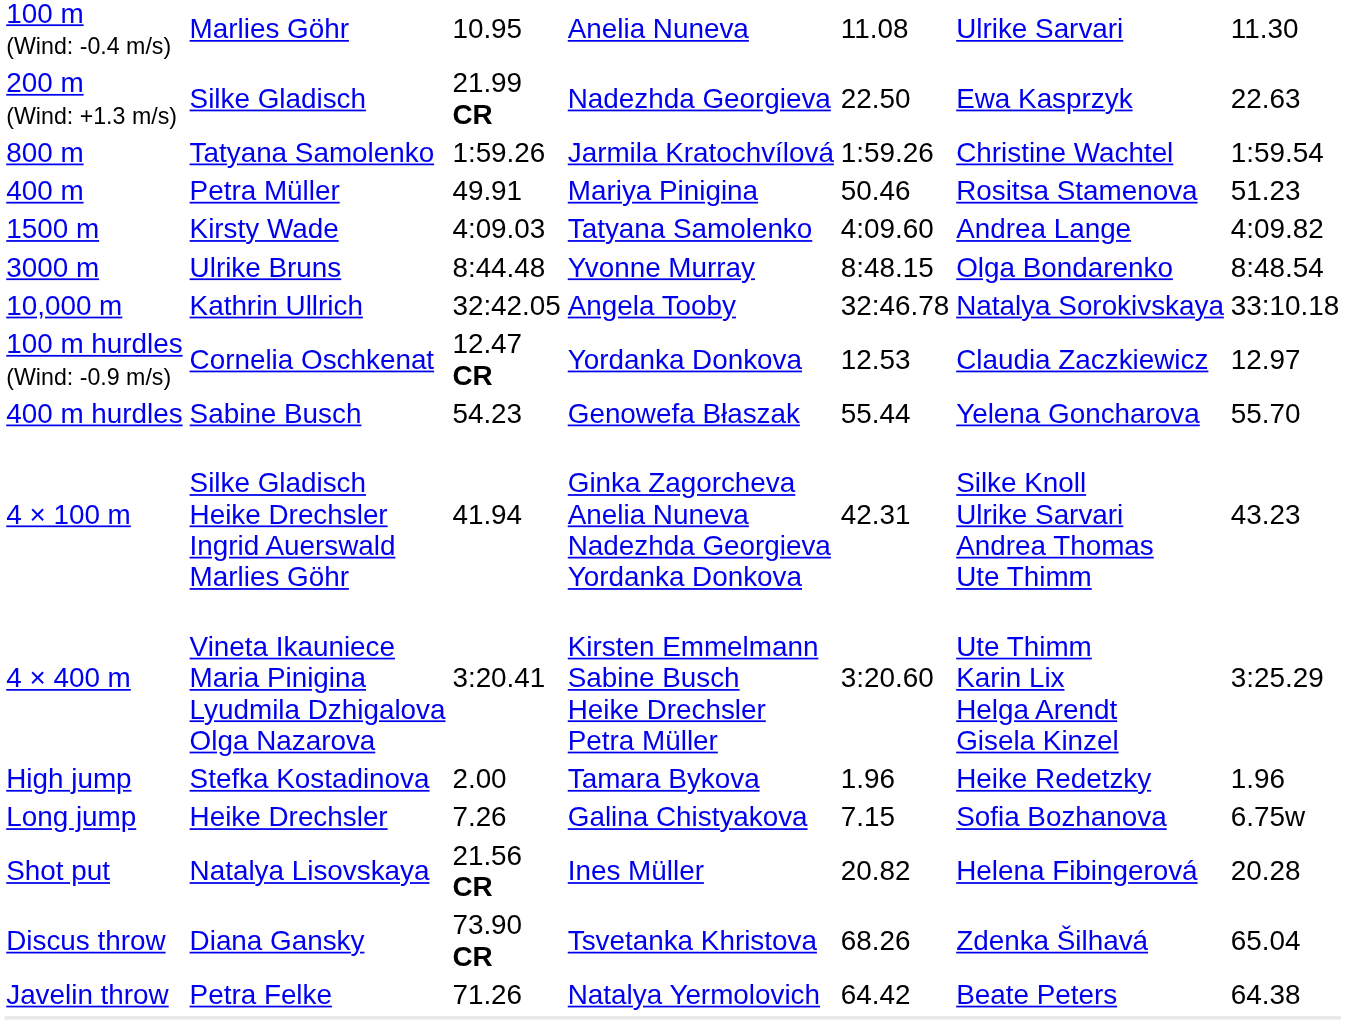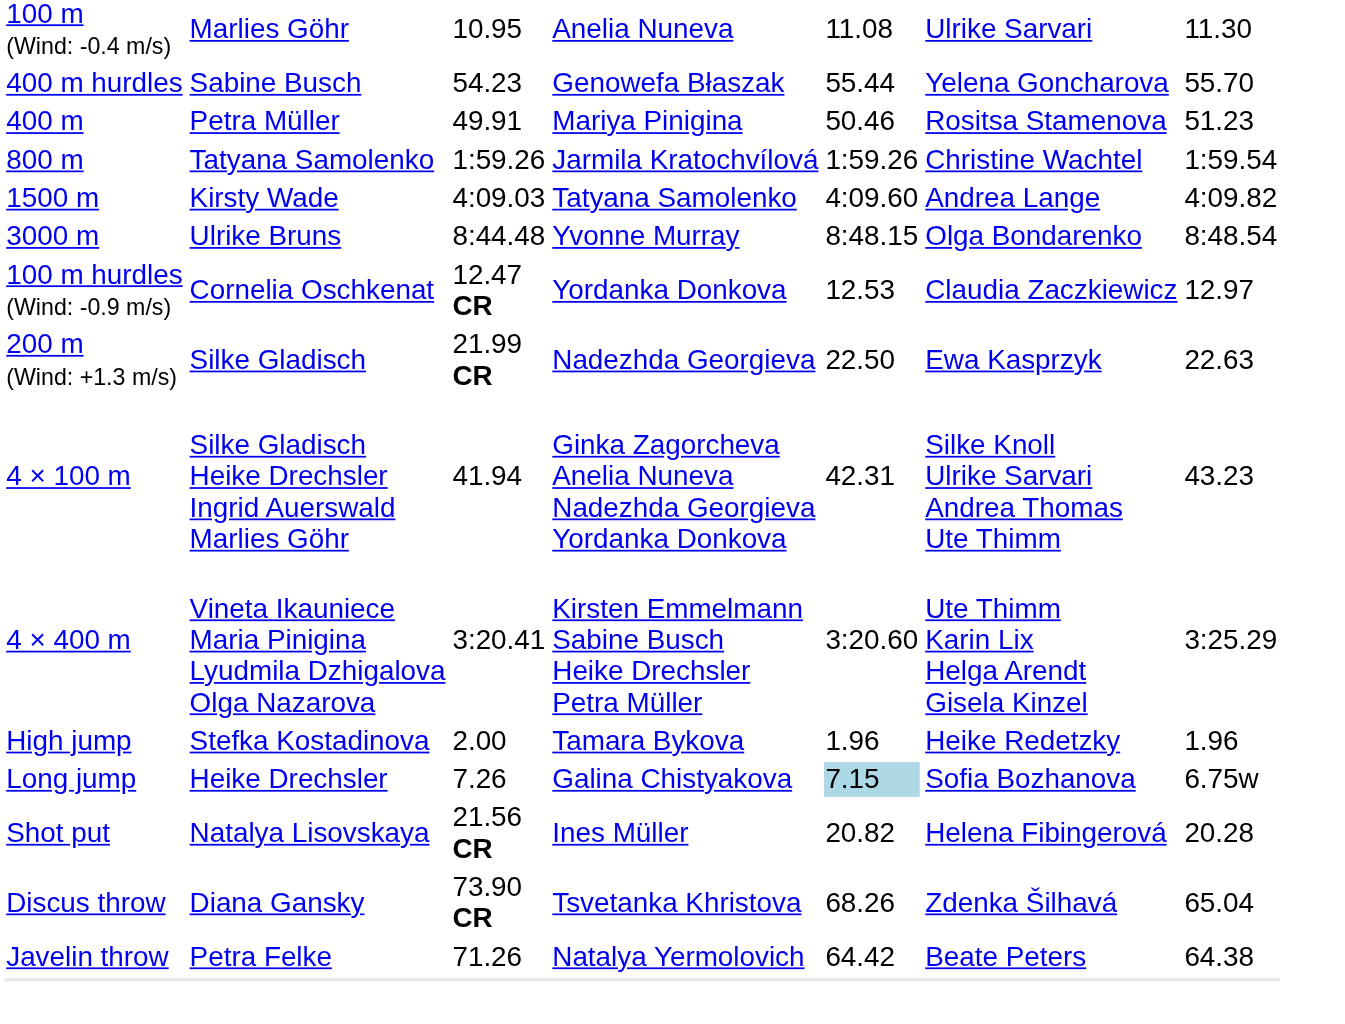rows swapped: (92, 98) <-> (94, 413)
rows swapped: (45, 190) <-> (45, 152)
- row: (64, 305)
(868, 817) no background -> (852, 779) lightblue background
